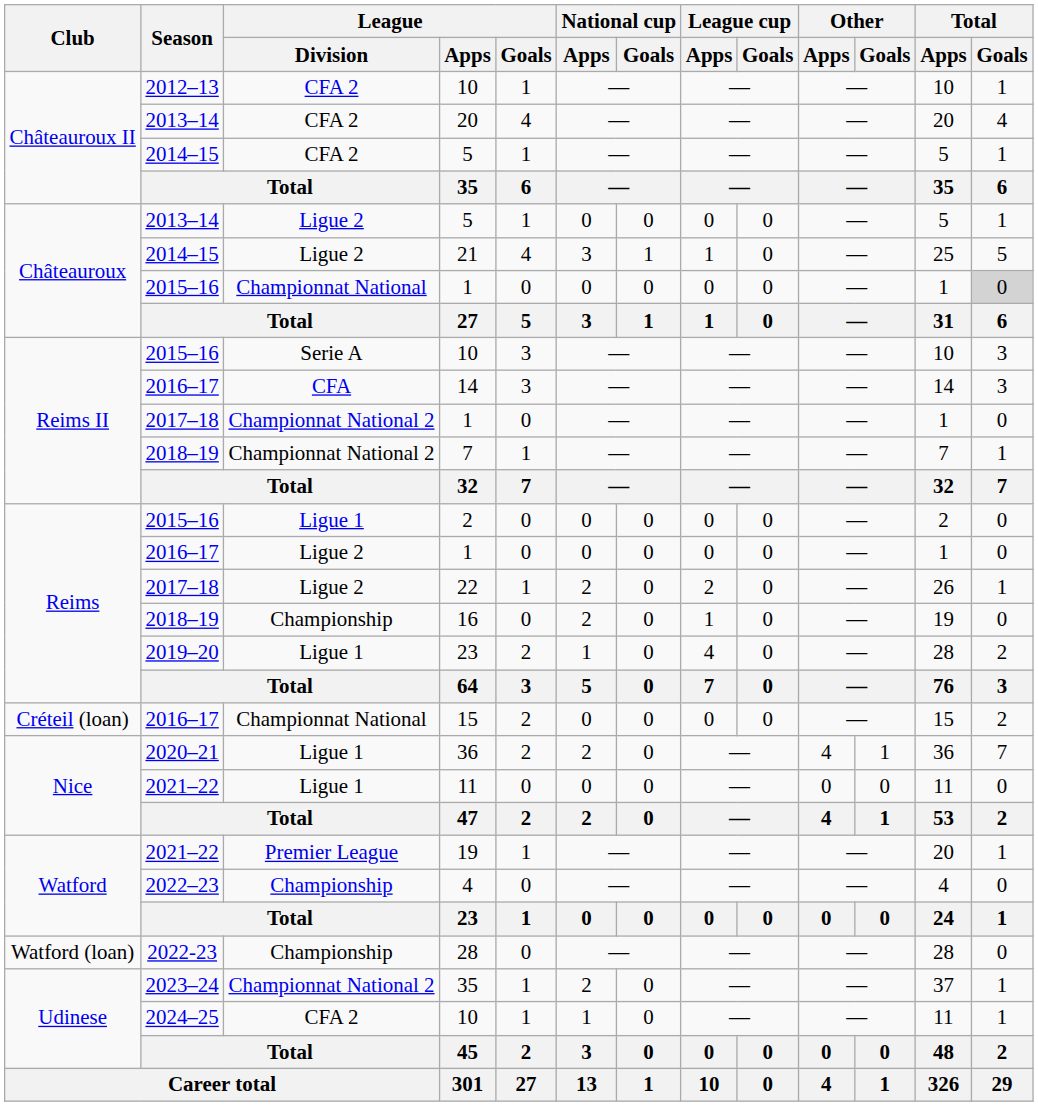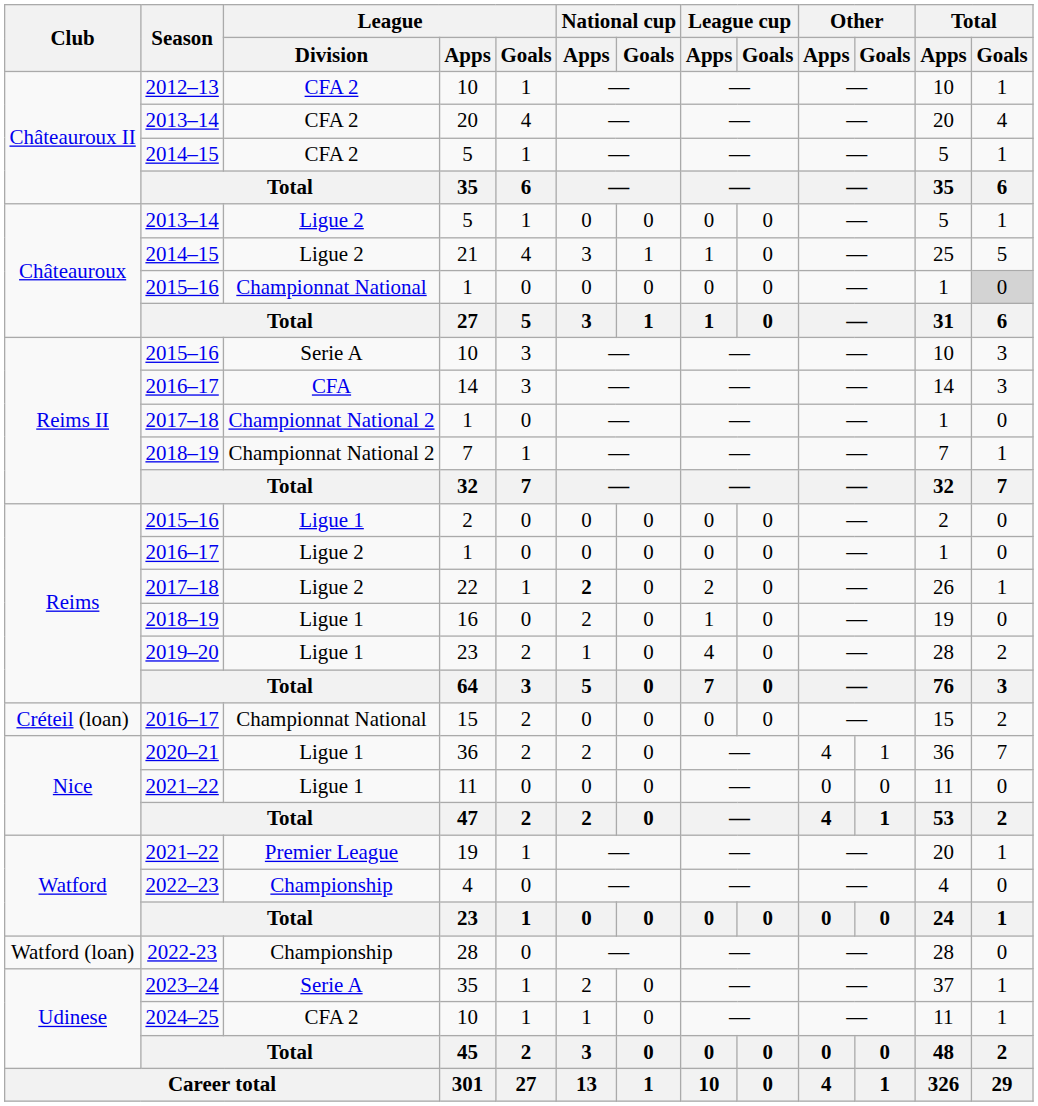(586, 586) normal -> (586, 586) bold
(331, 619) Championship -> (331, 619) Ligue 1
(331, 985) Championnat National 2 -> (331, 985) Serie A
